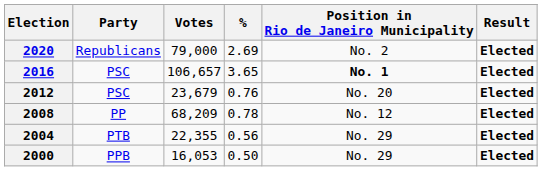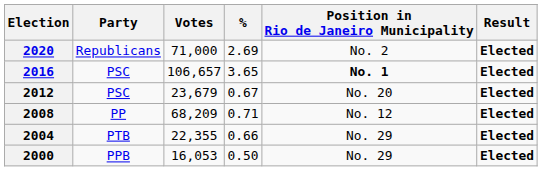(194, 51) 79,000 -> (194, 51) 71,000
(243, 93) 0.76 -> (243, 93) 0.67
(243, 114) 0.78 -> (243, 114) 0.71
(243, 135) 0.56 -> (243, 135) 0.66
